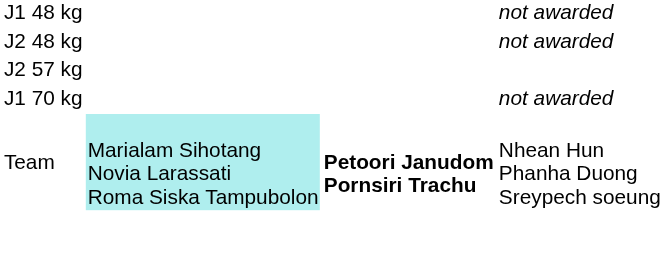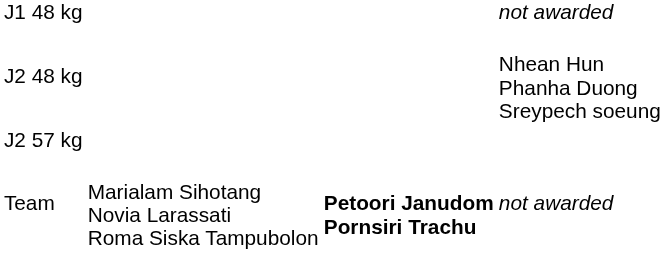(556, 41) not awarded -> (580, 87) Nhean Hun Phanha Duong Sreypech soeung
- row: (43, 98)
(203, 173) paleturquoise background -> (203, 215) no background
(580, 173) Nhean Hun Phanha Duong Sreypech soeung -> (556, 203) not awarded
